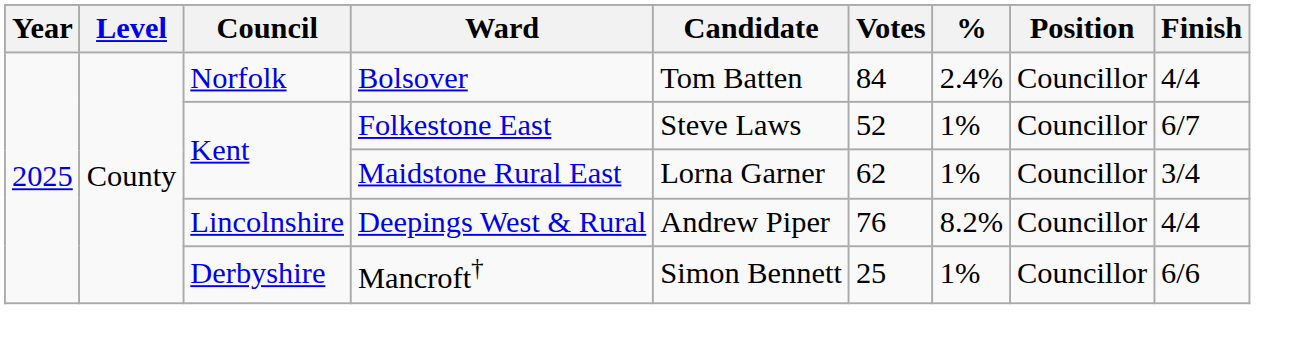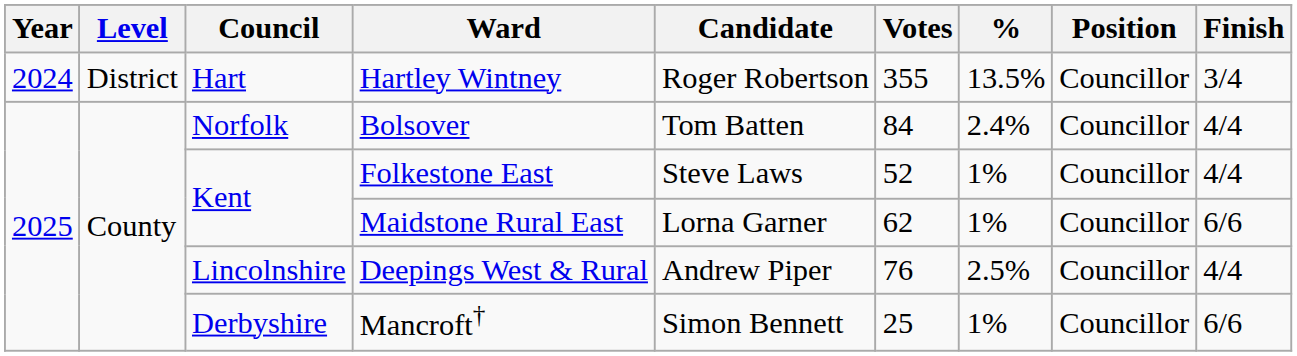+ row: (460, 76)
(1181, 125) 6/7 -> (1223, 173) 4/4
(1181, 173) 3/4 -> (1223, 221) 6/6
(971, 221) 8.2% -> (998, 269) 2.5%
